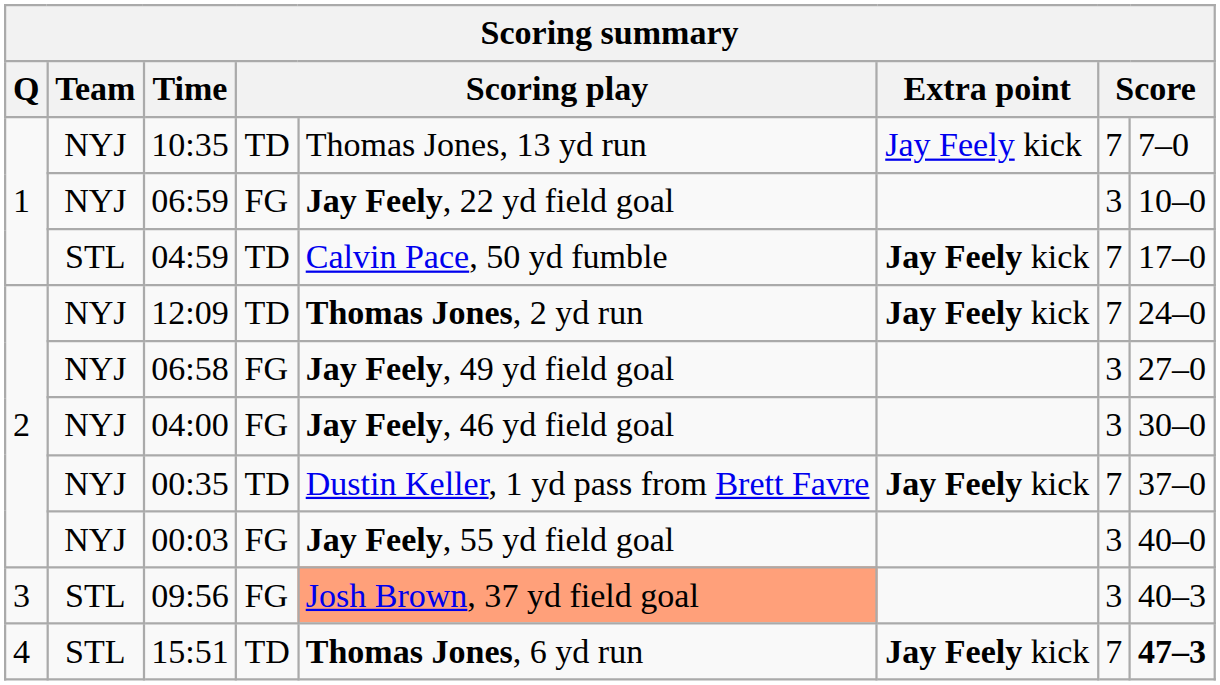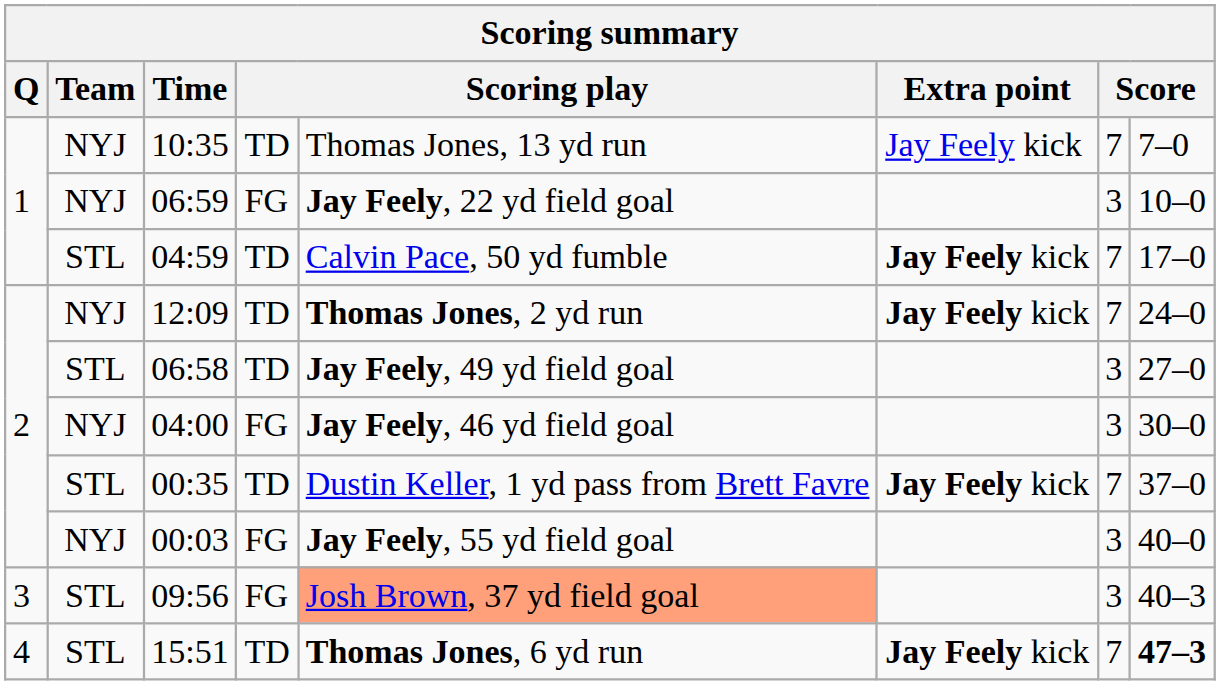(95, 369) NYJ -> (95, 369) STL
(266, 369) FG -> (267, 369) TD
(95, 481) NYJ -> (95, 481) STL
